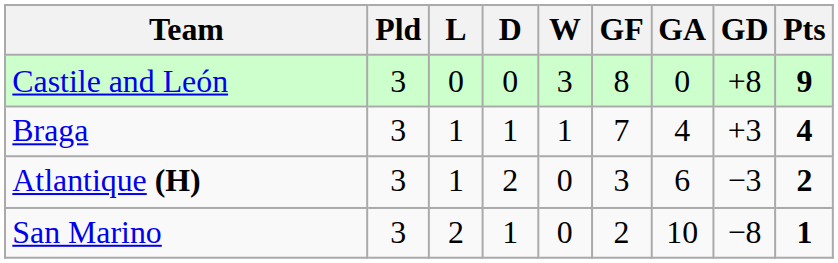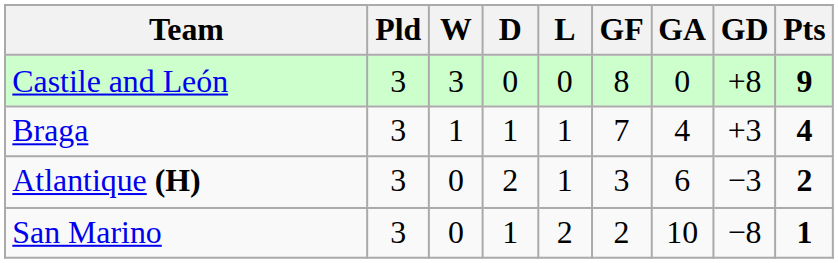columns swapped: (565, 29) <-> (456, 29)
